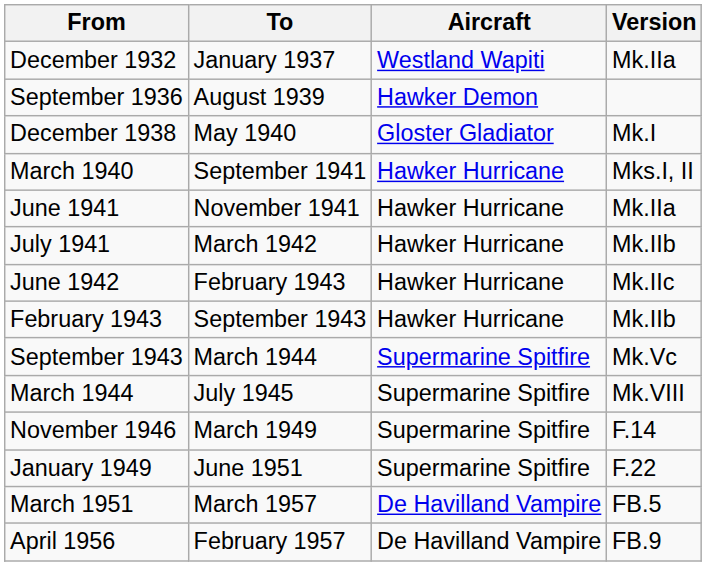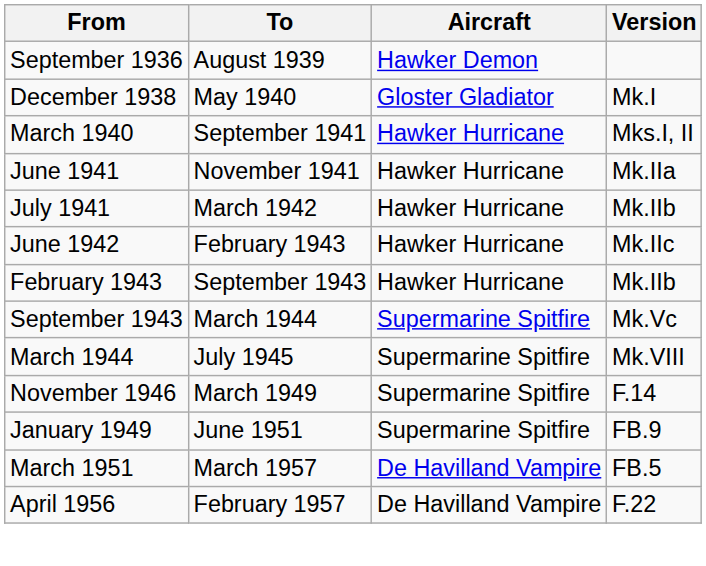- row: (93, 60)
(634, 467) F.22 -> (637, 430) FB.9
(637, 541) FB.9 -> (634, 504) F.22
